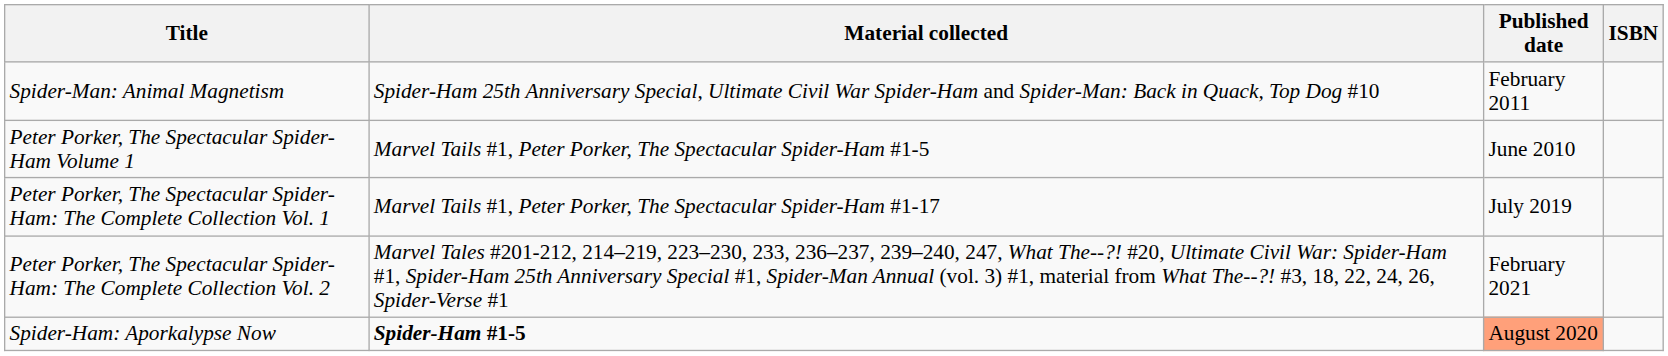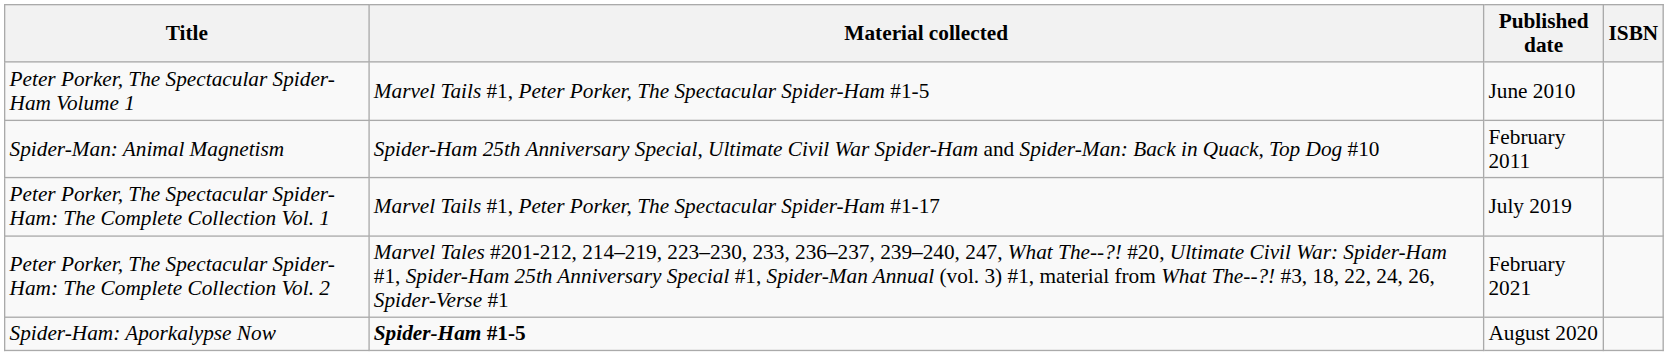rows swapped: (172, 148) <-> (147, 91)
(1543, 333) lightsalmon background -> (1543, 333) no background
